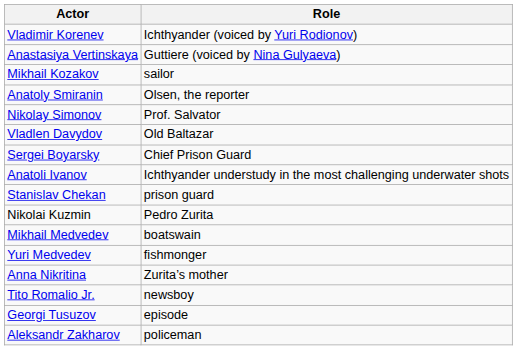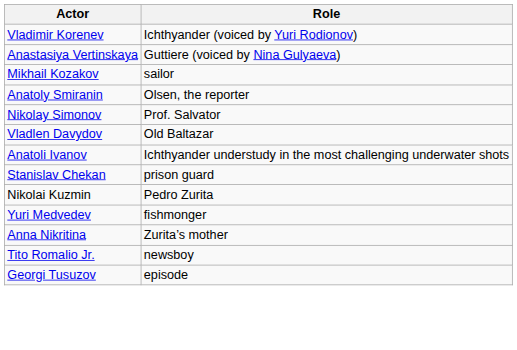- row: (53, 154)
- row: (58, 235)
- row: (64, 335)
